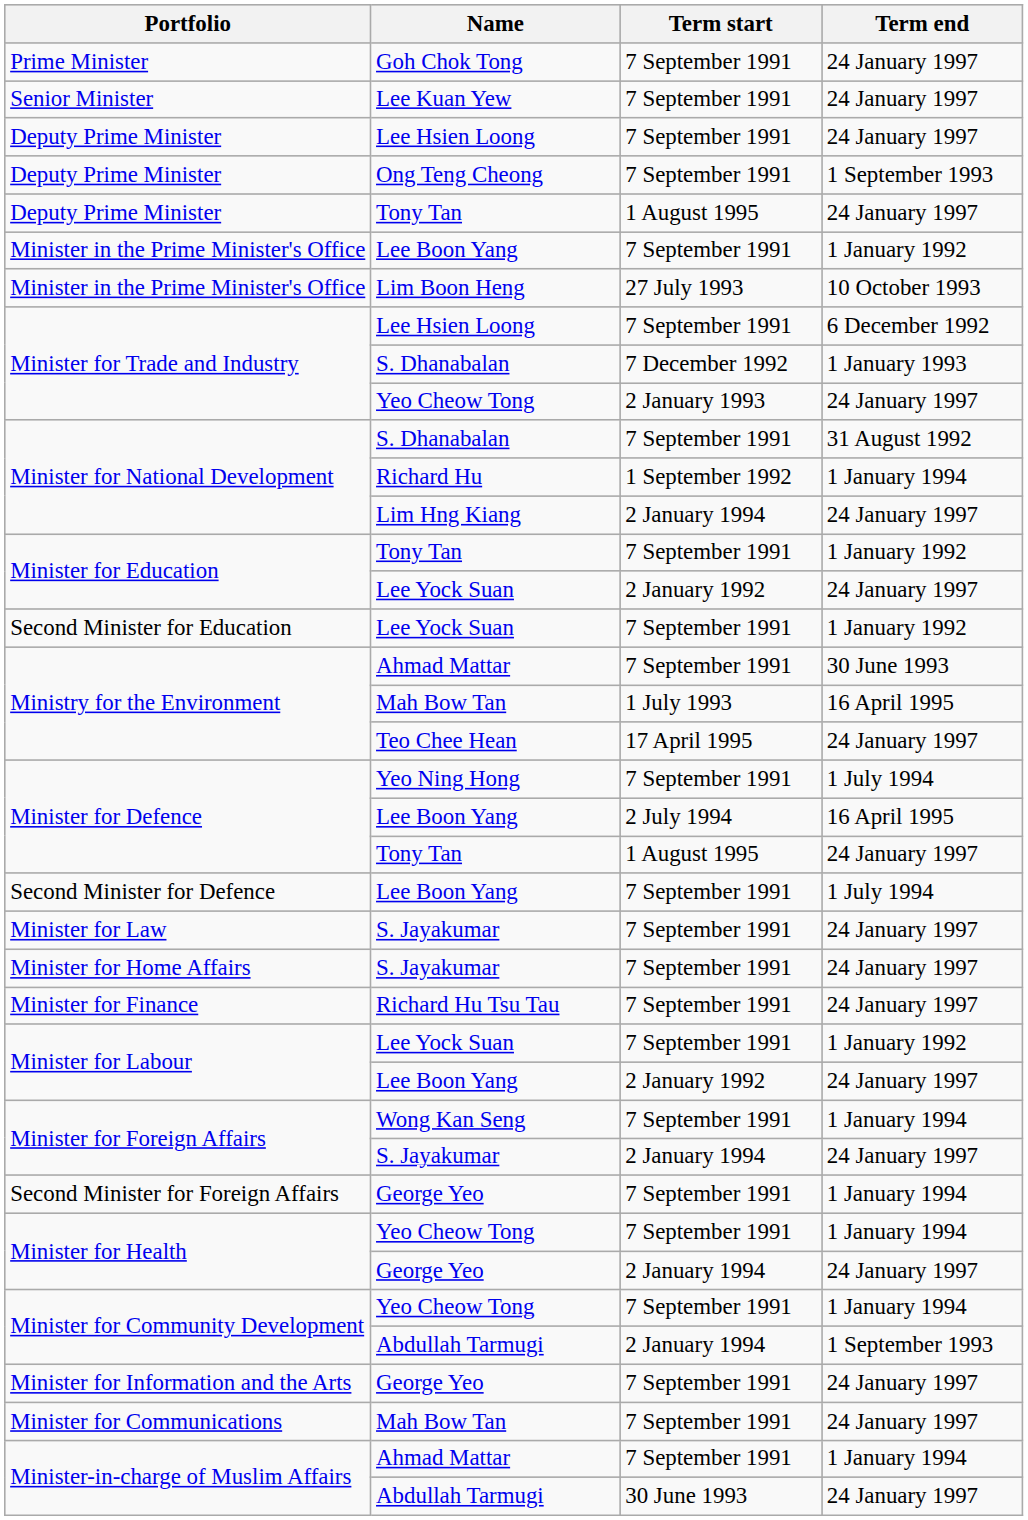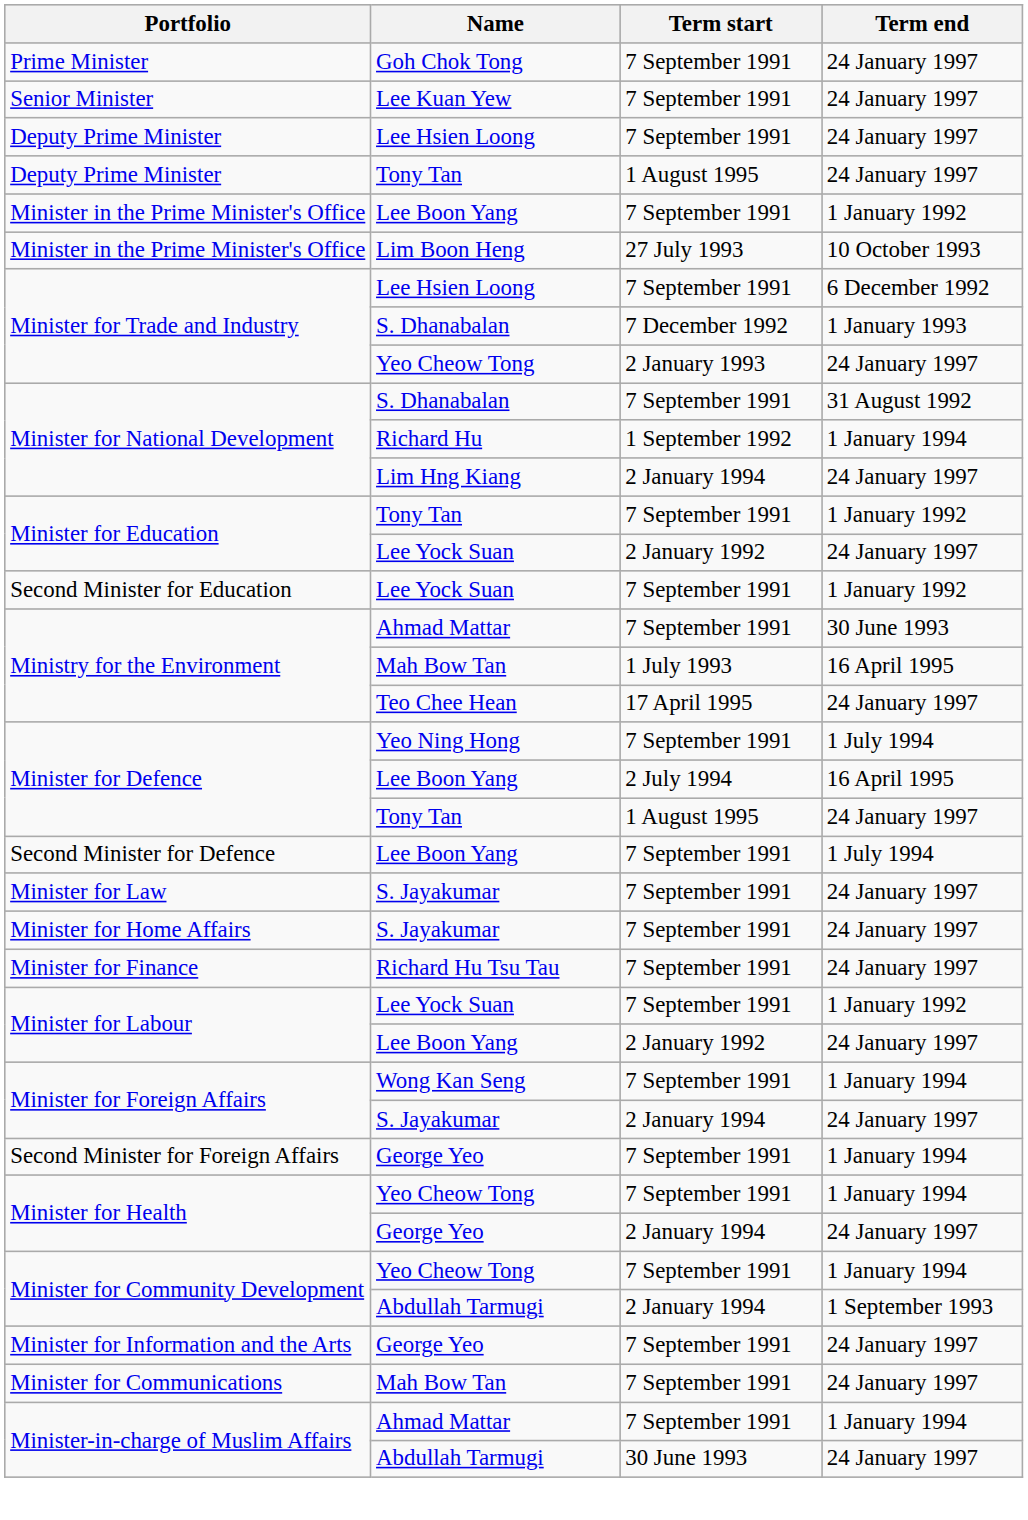- row: (116, 174)
